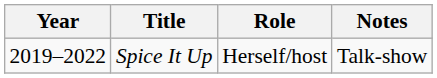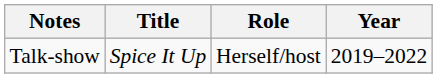columns swapped: (58, 21) <-> (382, 21)
